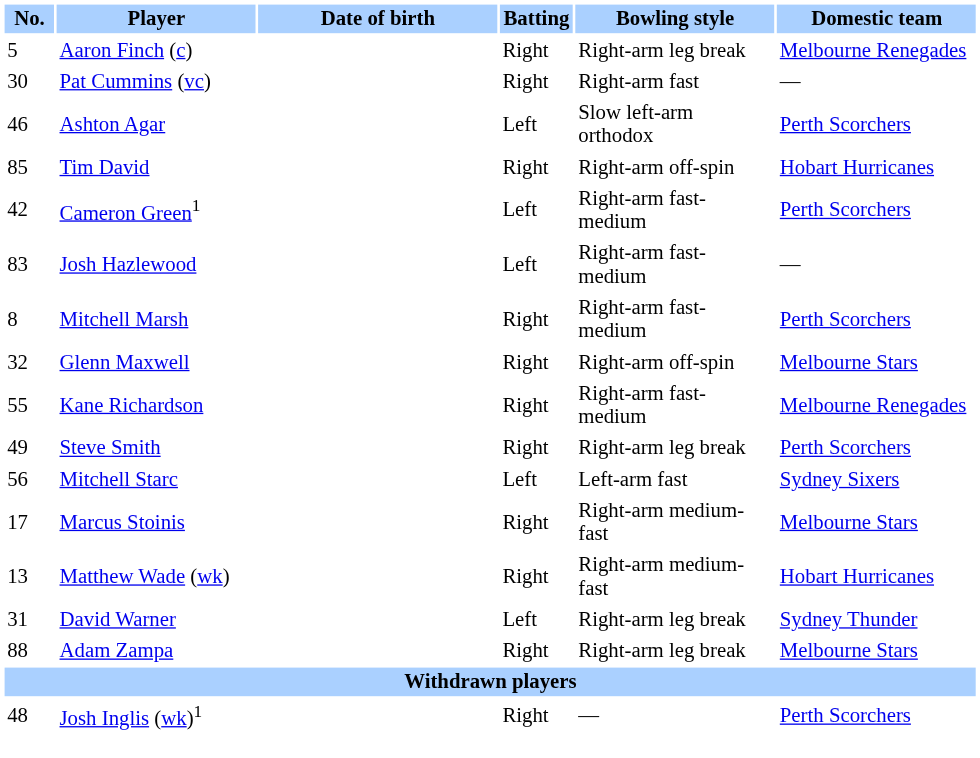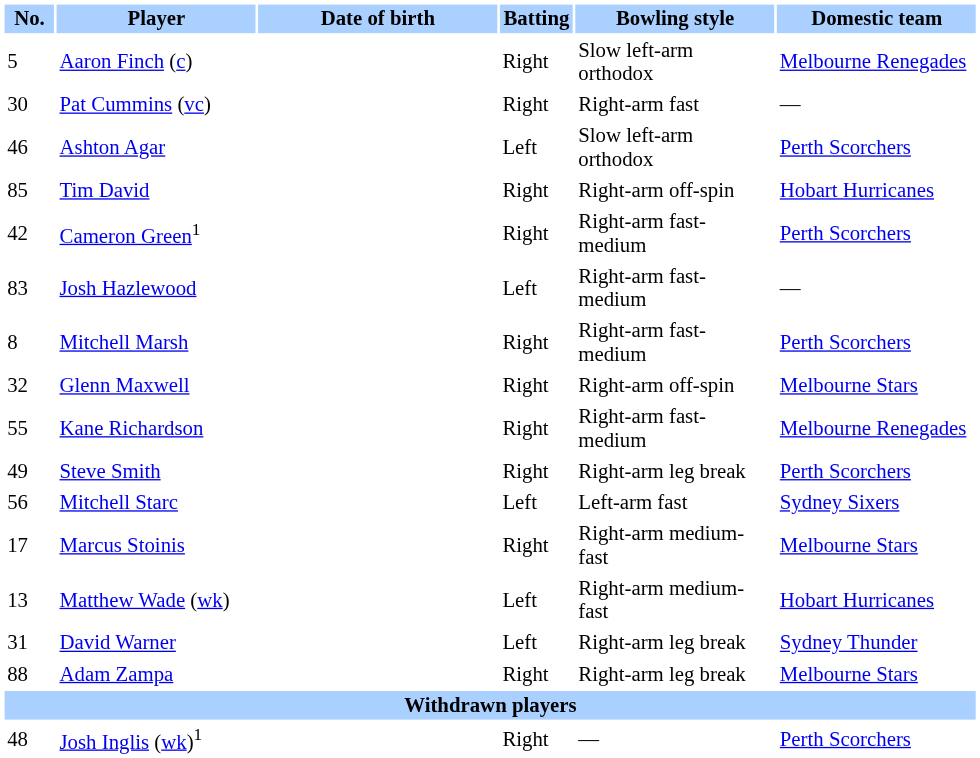(662, 49) Right-arm leg break -> (636, 61) Slow left-arm orthodox
(520, 209) Left -> (526, 233) Right
(526, 576) Right -> (520, 599) Left
